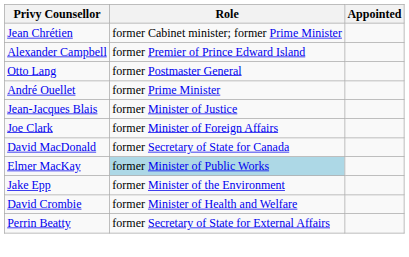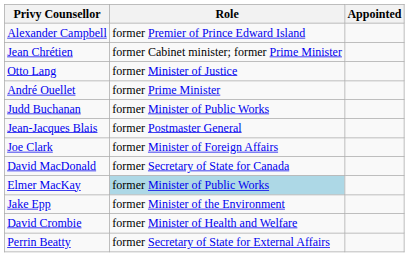rows swapped: (40, 33) <-> (57, 52)
(177, 71) former Postmaster General -> (175, 71) former Minister of Justice
+ row: (44, 109)
(175, 109) former Minister of Justice -> (177, 128) former Postmaster General
